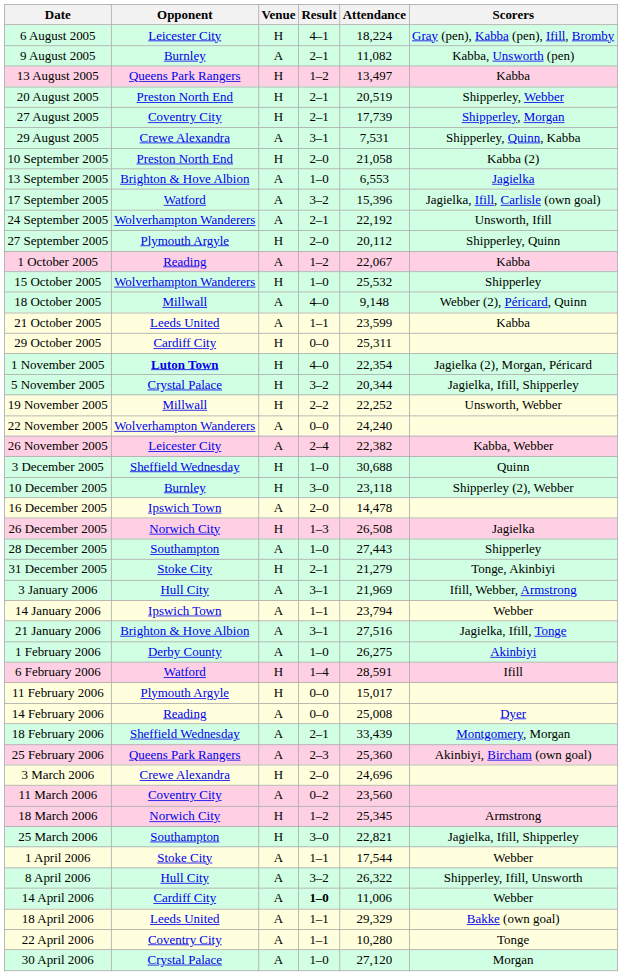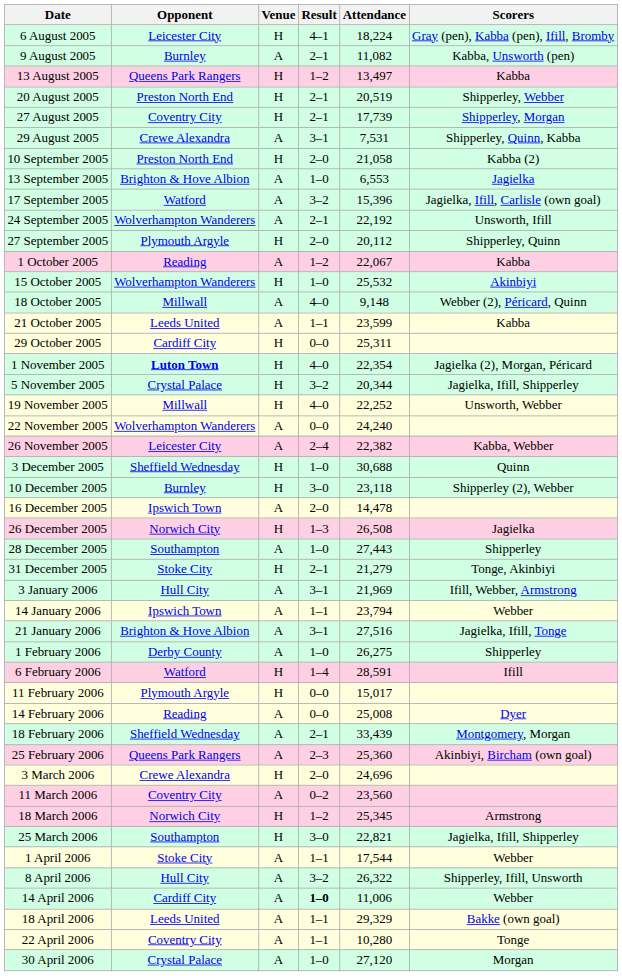(513, 281) Shipperley -> (513, 281) Akinbiyi
(319, 405) 2–2 -> (319, 405) 4–0
(513, 651) Akinbiyi -> (513, 651) Shipperley
